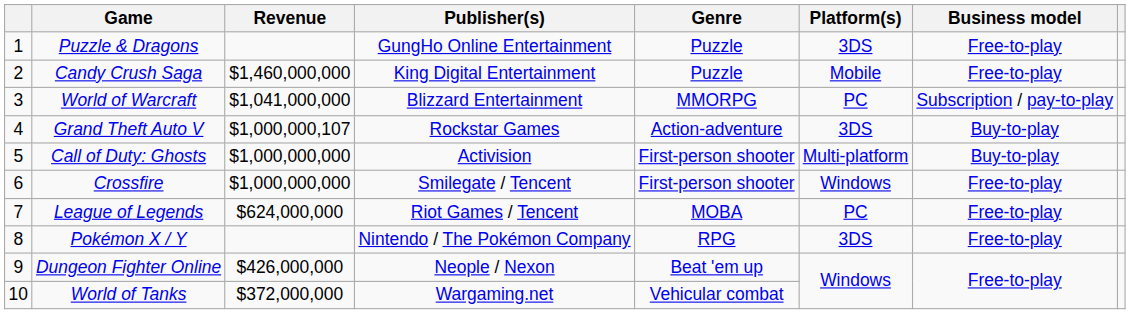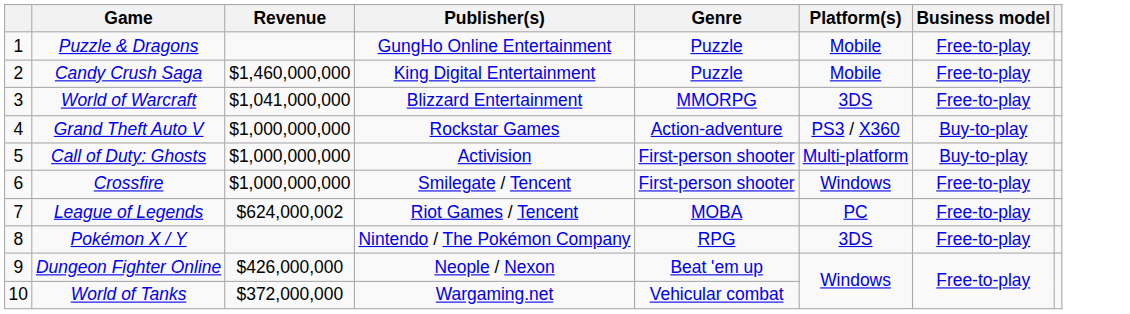(856, 45) 3DS -> (856, 45) Mobile
(856, 101) PC -> (856, 101) 3DS
(1015, 101) Subscription / pay-to-play -> (983, 101) Free-to-play
(290, 128) $1,000,000,107 -> (290, 128) $1,000,000,000
(856, 128) 3DS -> (856, 128) PS3 / X360
(290, 211) $624,000,000 -> (290, 211) $624,000,002
